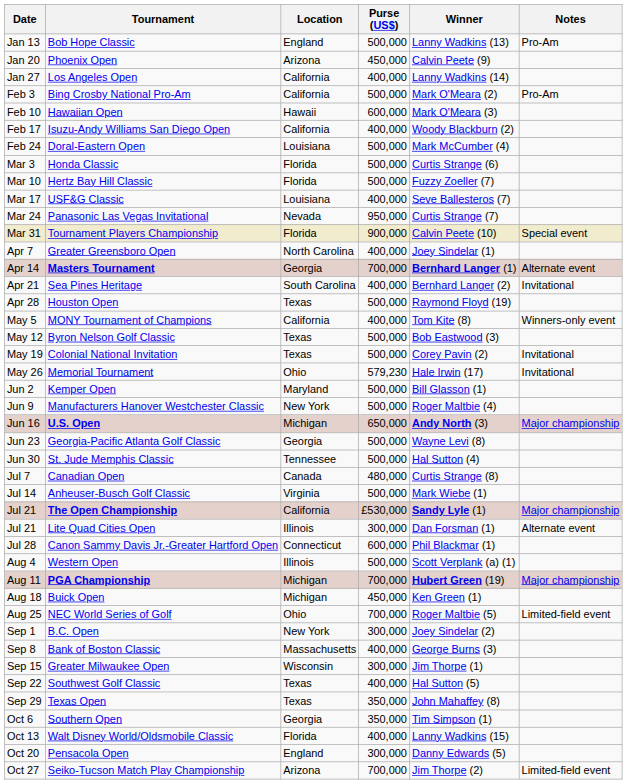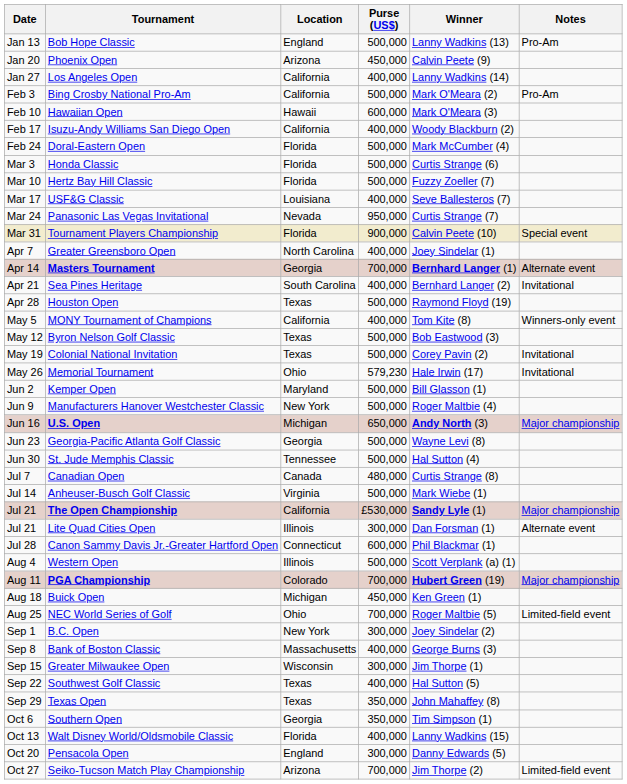(307, 147) Louisiana -> (300, 147) Florida
(305, 580) Michigan -> (305, 580) Colorado
